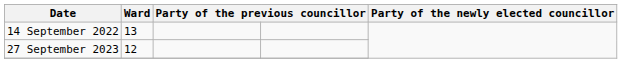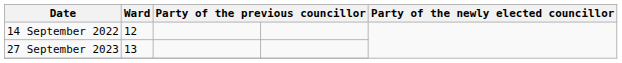(131, 31) 13 -> (131, 31) 12
(131, 49) 12 -> (131, 49) 13
